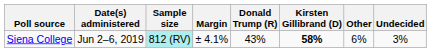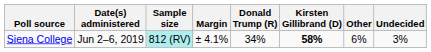(255, 39) 43% -> (255, 39) 34%
